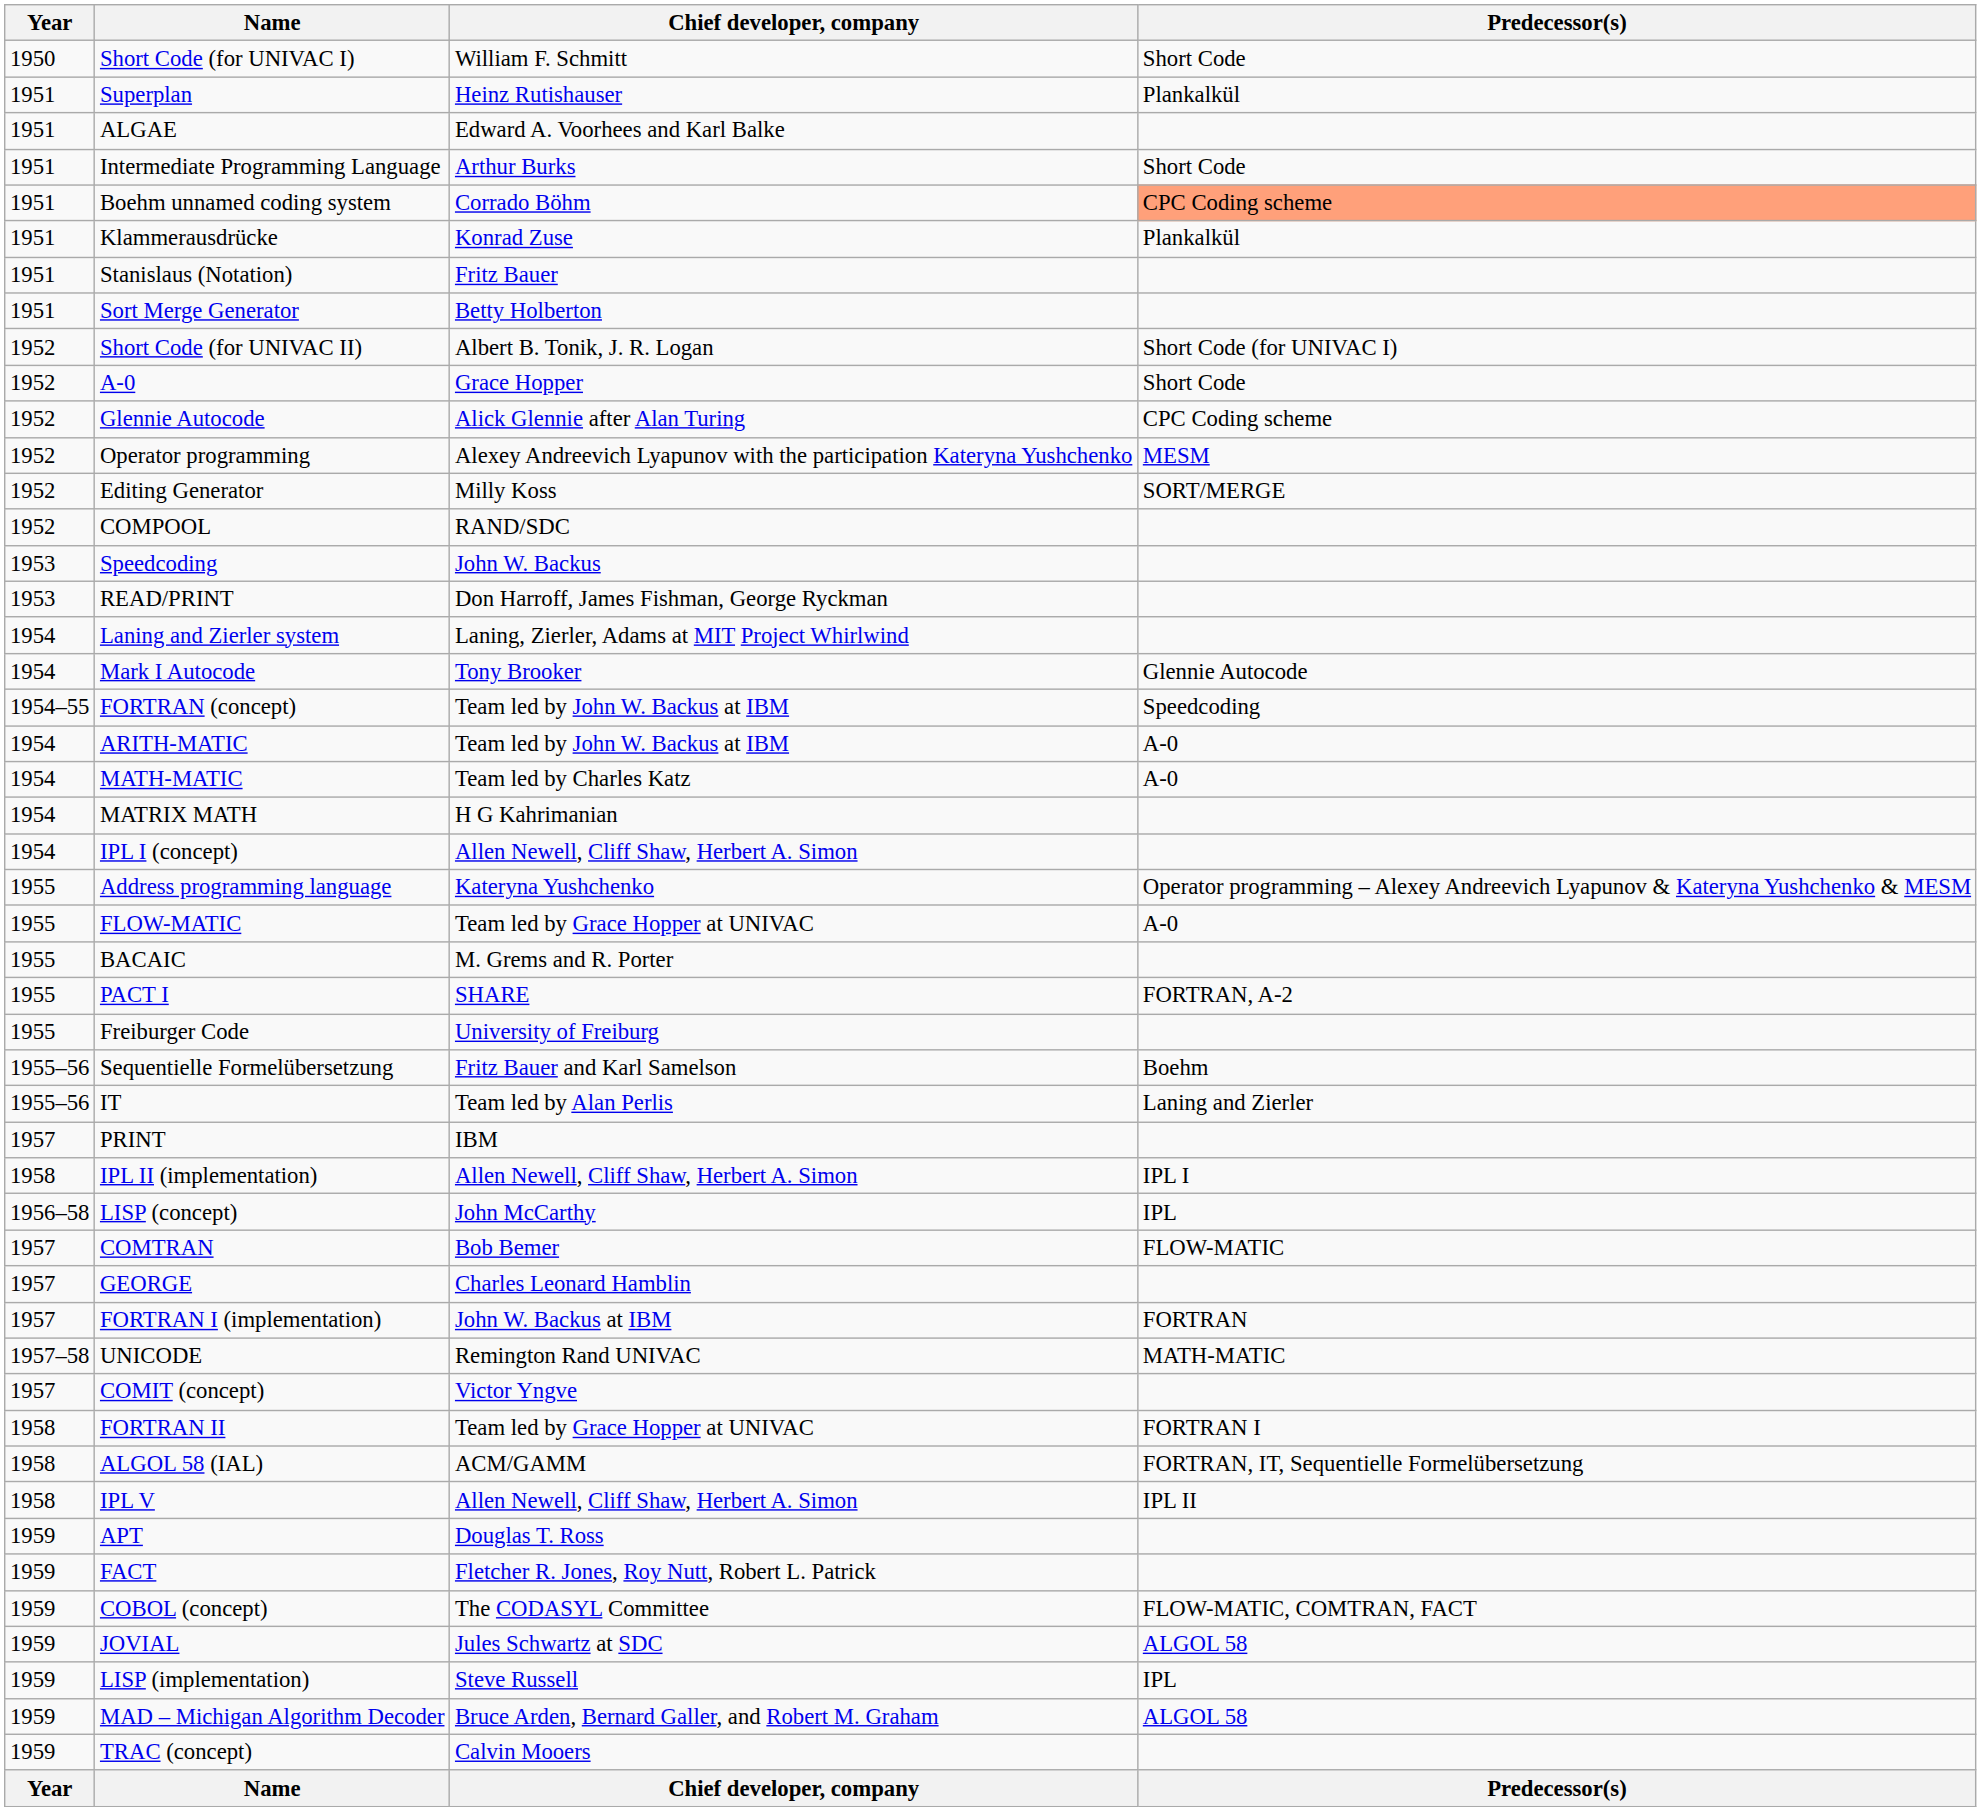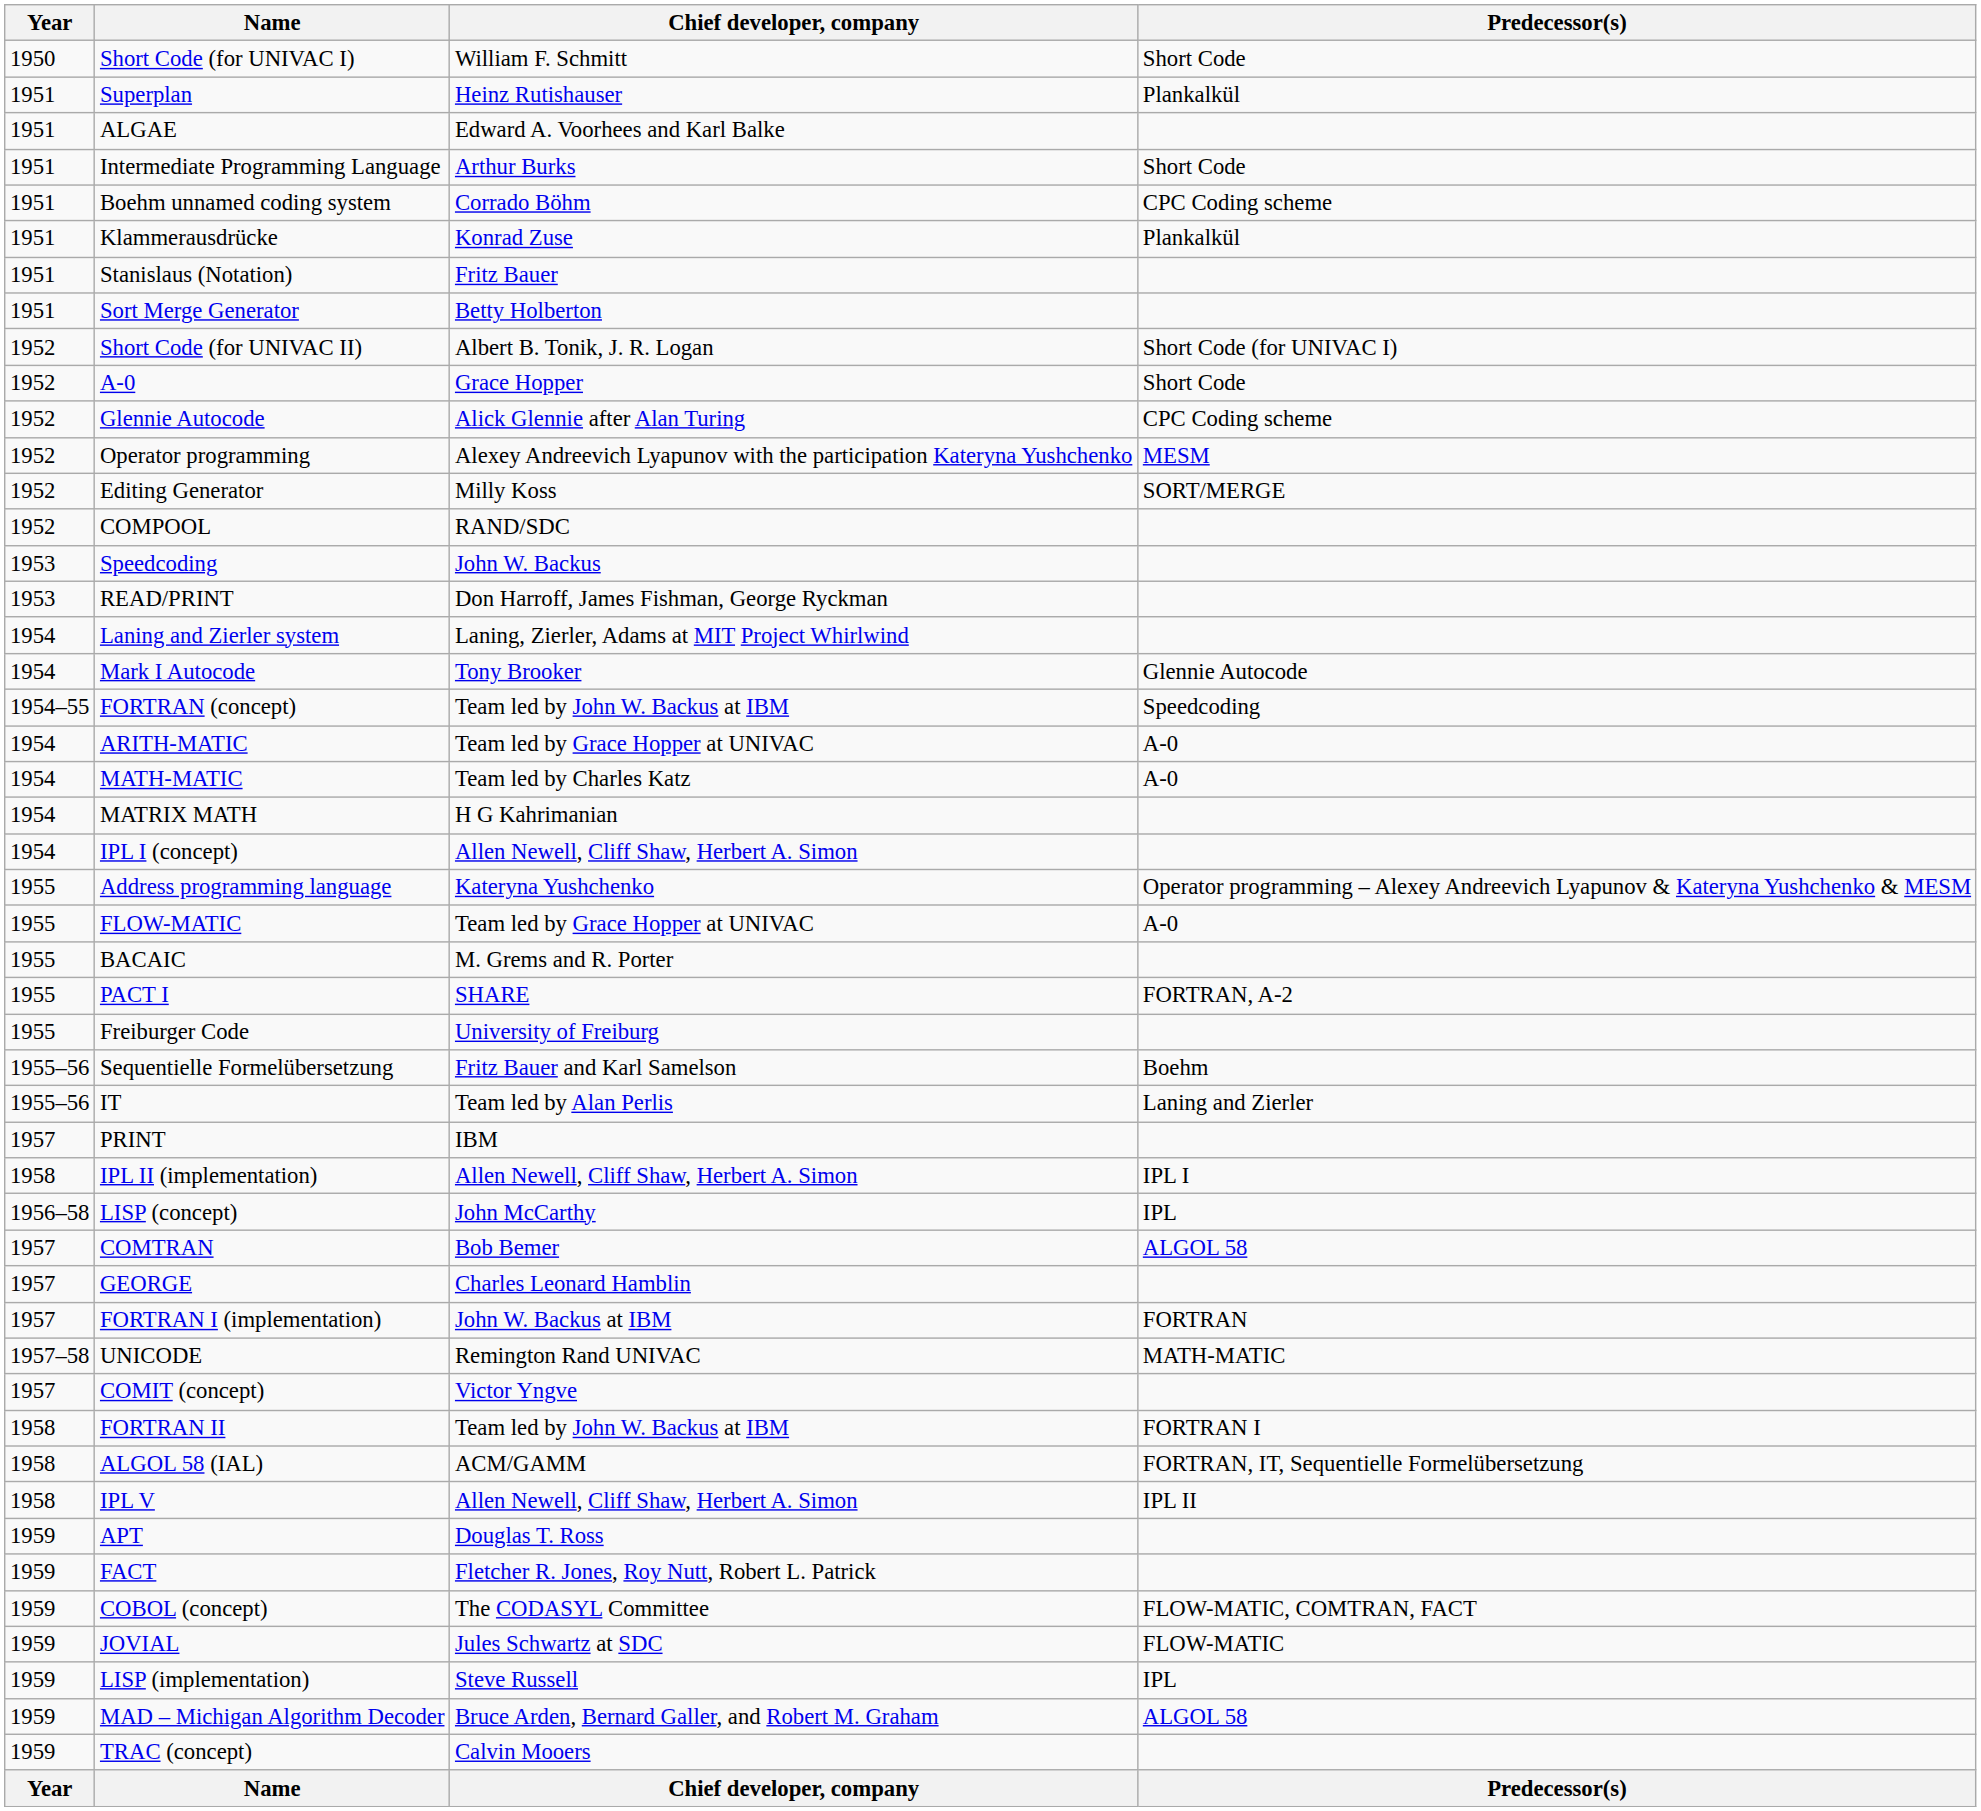(1237, 202) lightsalmon background -> (1237, 202) no background
(622, 743) Team led by John W. Backus at IBM -> (634, 743) Team led by Grace Hopper at UNIVAC
(1214, 1247) FLOW-MATIC -> (1195, 1247) ALGOL 58
(634, 1427) Team led by Grace Hopper at UNIVAC -> (622, 1427) Team led by John W. Backus at IBM
(1195, 1643) ALGOL 58 -> (1214, 1643) FLOW-MATIC
